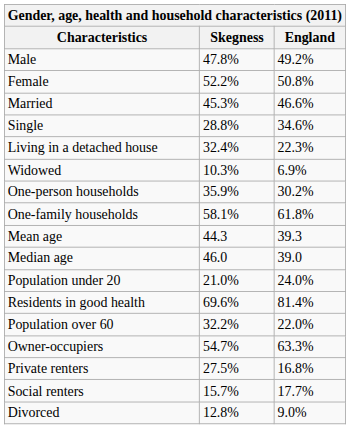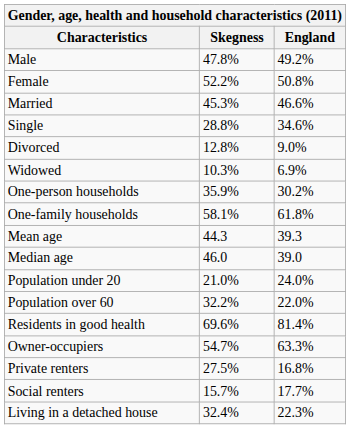rows swapped: (34, 412) <-> (83, 147)
rows swapped: (61, 324) <-> (76, 302)
